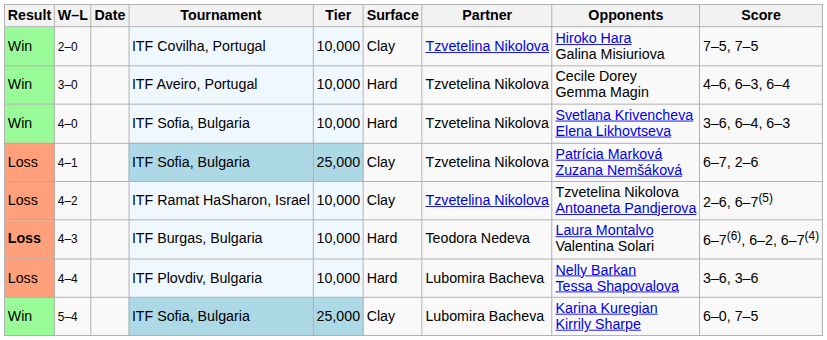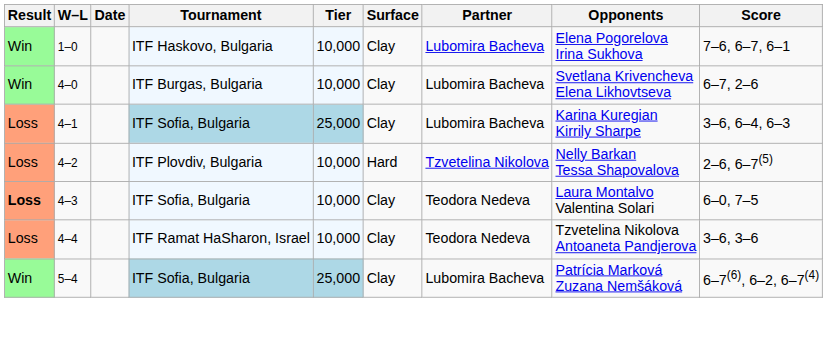+ row: (68, 47)
- row: (68, 47)
- row: (68, 85)
(191, 123) ITF Sofia, Bulgaria -> (197, 84) ITF Burgas, Bulgaria
(382, 123) Hard -> (381, 84) Clay
(487, 123) Tzvetelina Nikolova -> (485, 84) Lubomira Bacheva
(747, 123) 3–6, 6–4, 6–3 -> (731, 84) 6–7, 2–6
(487, 162) Tzvetelina Nikolova -> (485, 123) Lubomira Bacheva
(619, 162) Patrícia Marková Zuzana Nemšáková -> (607, 123) Karina Kuregian Kirrily Sharpe
(731, 162) 6–7, 2–6 -> (747, 123) 3–6, 6–4, 6–3
(221, 200) ITF Ramat HaSharon, Israel -> (197, 162) ITF Plovdiv, Bulgaria
(381, 200) Clay -> (382, 162) Hard
(626, 200) Tzvetelina Nikolova Antoaneta Pandjerova -> (617, 162) Nelly Barkan Tessa Shapovalova
(197, 239) ITF Burgas, Bulgaria -> (191, 200) ITF Sofia, Bulgaria
(382, 239) Hard -> (381, 200) Clay
(761, 239) 6–7(6), 6–2, 6–7(4) -> (731, 200) 6–0, 7–5
(197, 278) ITF Plovdiv, Bulgaria -> (221, 239) ITF Ramat HaSharon, Israel
(382, 278) Hard -> (381, 239) Clay
(485, 278) Lubomira Bacheva -> (478, 239) Teodora Nedeva
(617, 278) Nelly Barkan Tessa Shapovalova -> (626, 239) Tzvetelina Nikolova Antoaneta Pandjerova
(607, 316) Karina Kuregian Kirrily Sharpe -> (619, 278) Patrícia Marková Zuzana Nemšáková
(731, 316) 6–0, 7–5 -> (761, 278) 6–7(6), 6–2, 6–7(4)
